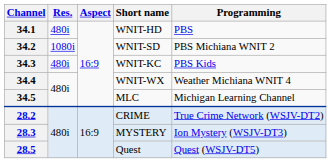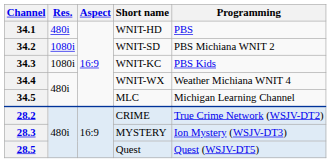(60, 64) 480i -> (63, 64) 1080i
